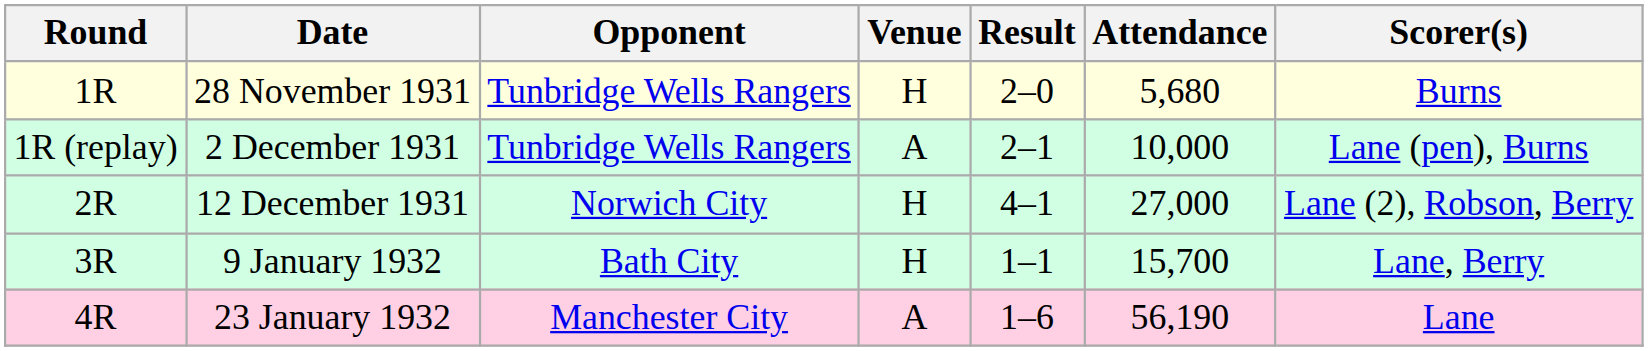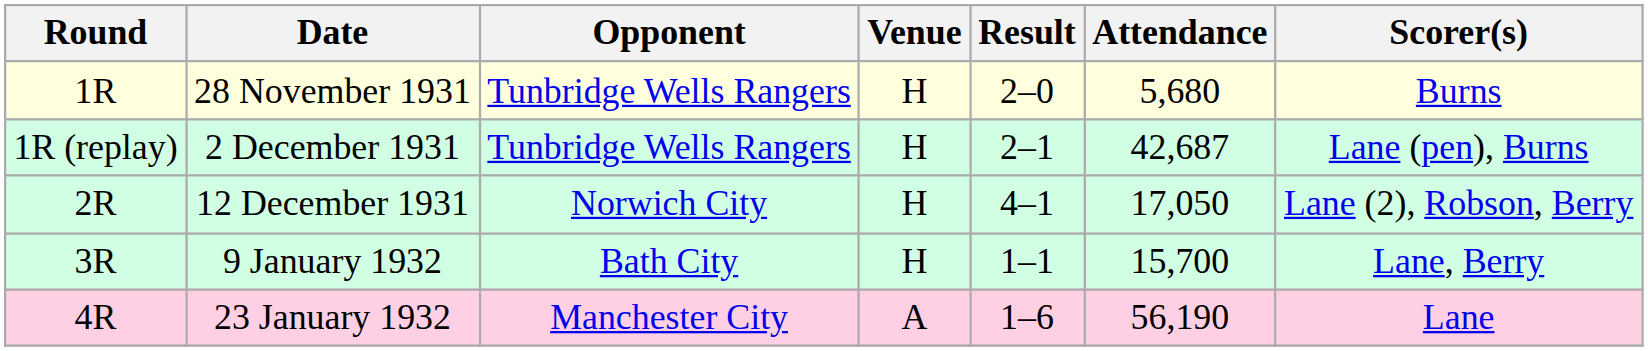(914, 146) A -> (914, 146) H
(1180, 146) 10,000 -> (1180, 146) 42,687
(1180, 203) 27,000 -> (1180, 203) 17,050
